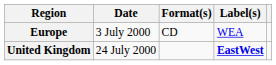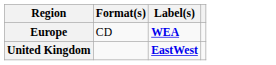- column: (126, 13)
(230, 32) normal -> (165, 32) bold
